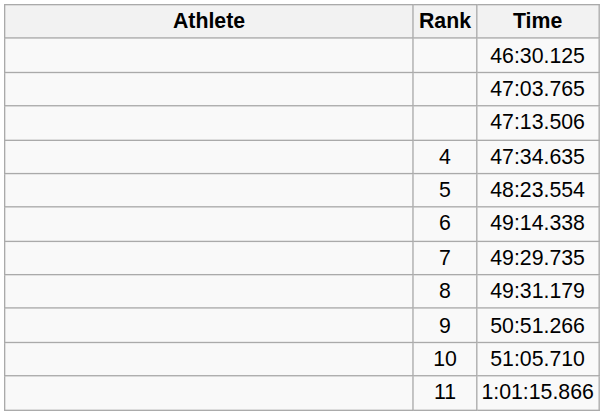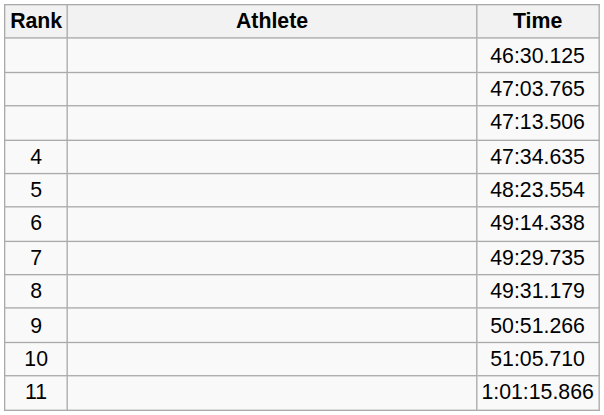columns swapped: (445, 21) <-> (209, 21)
